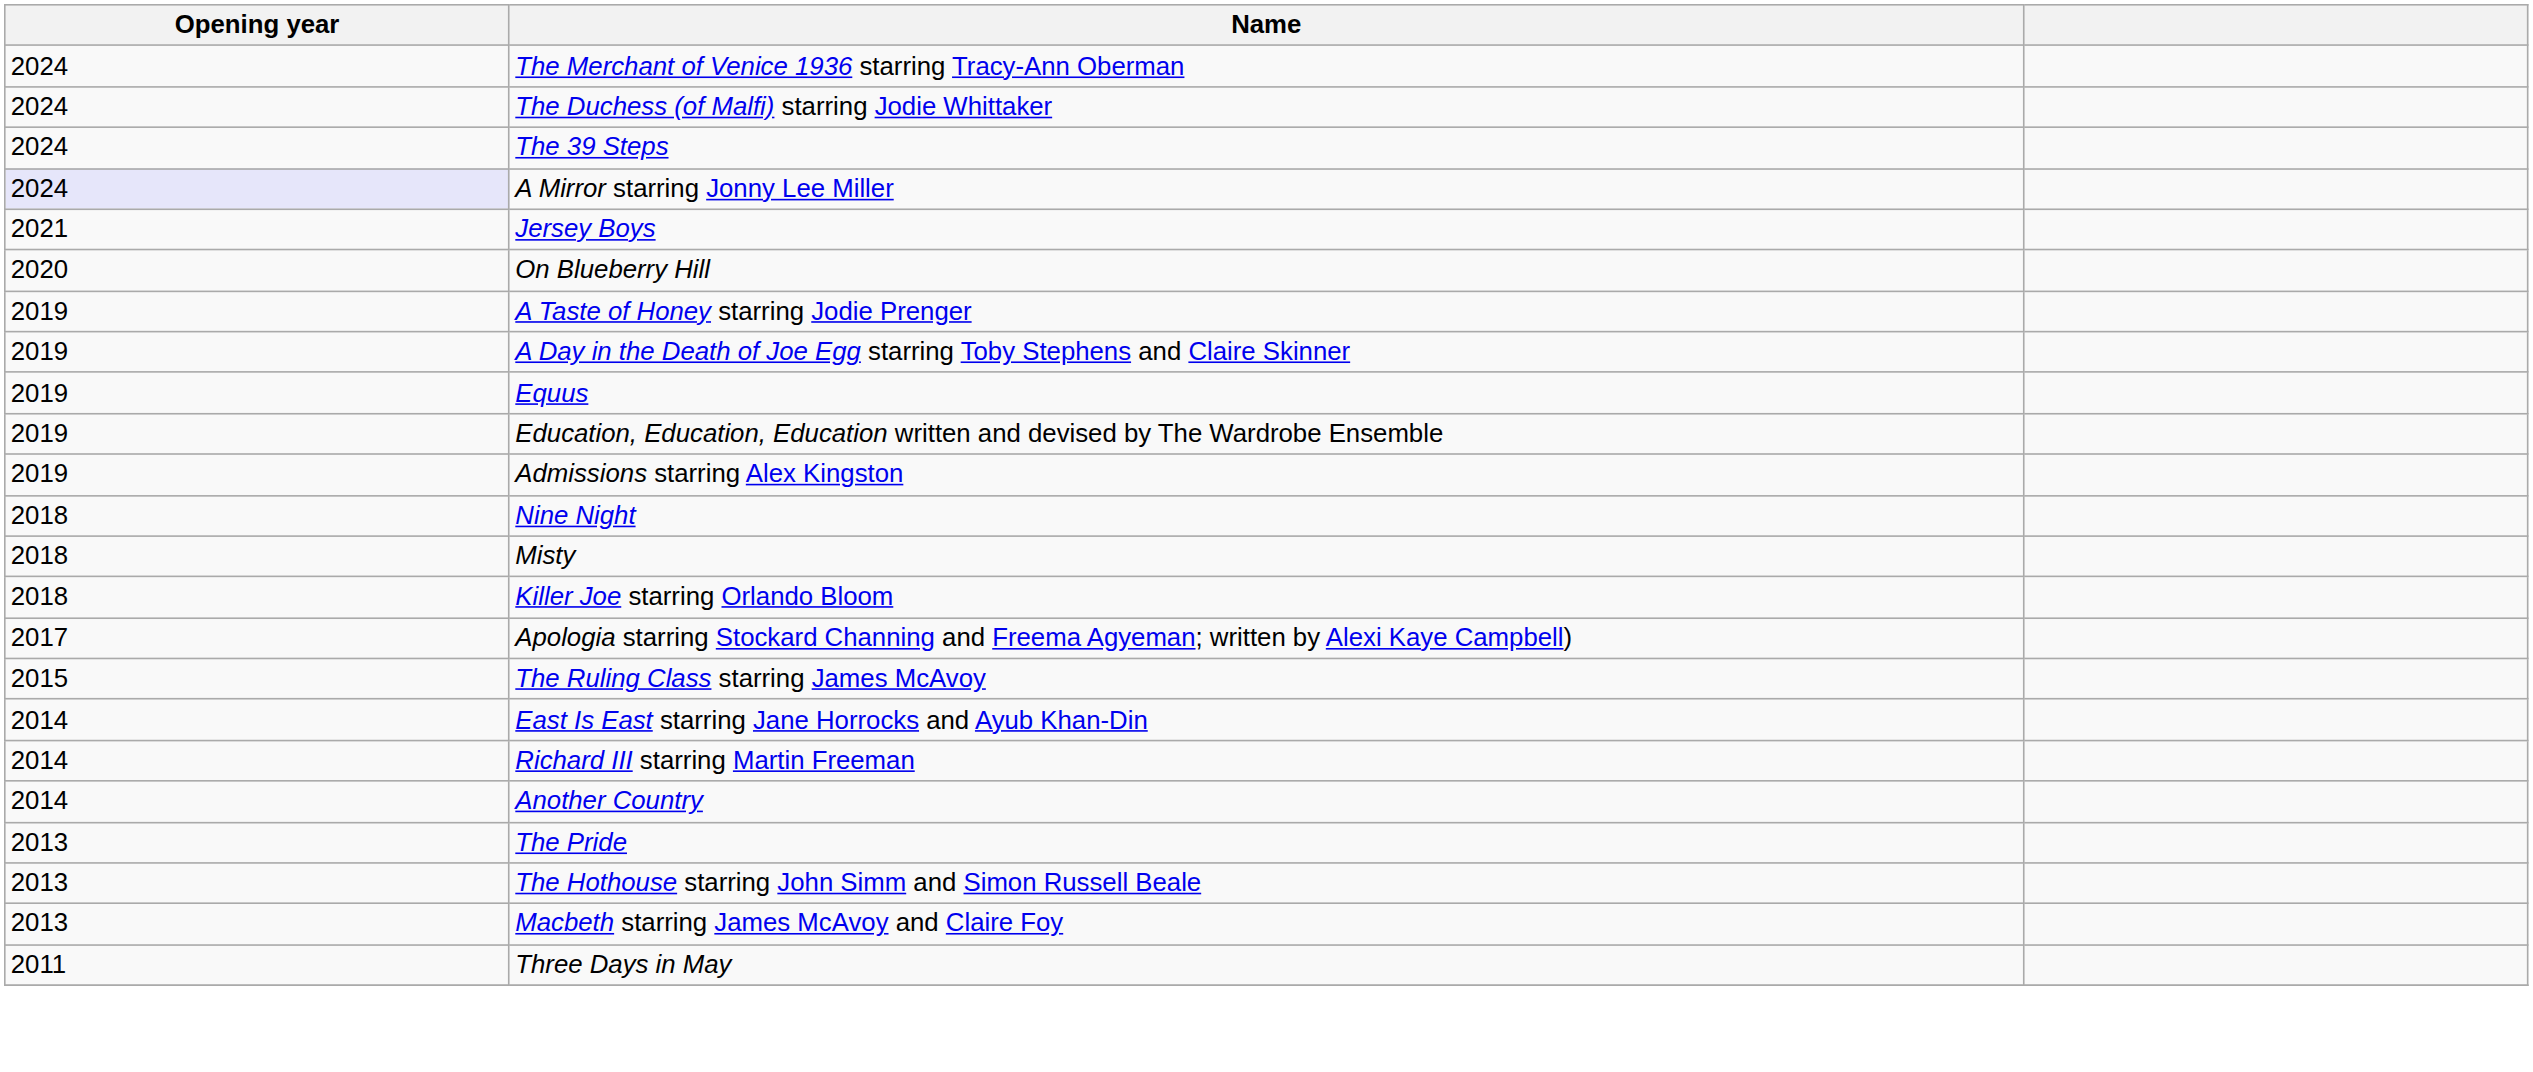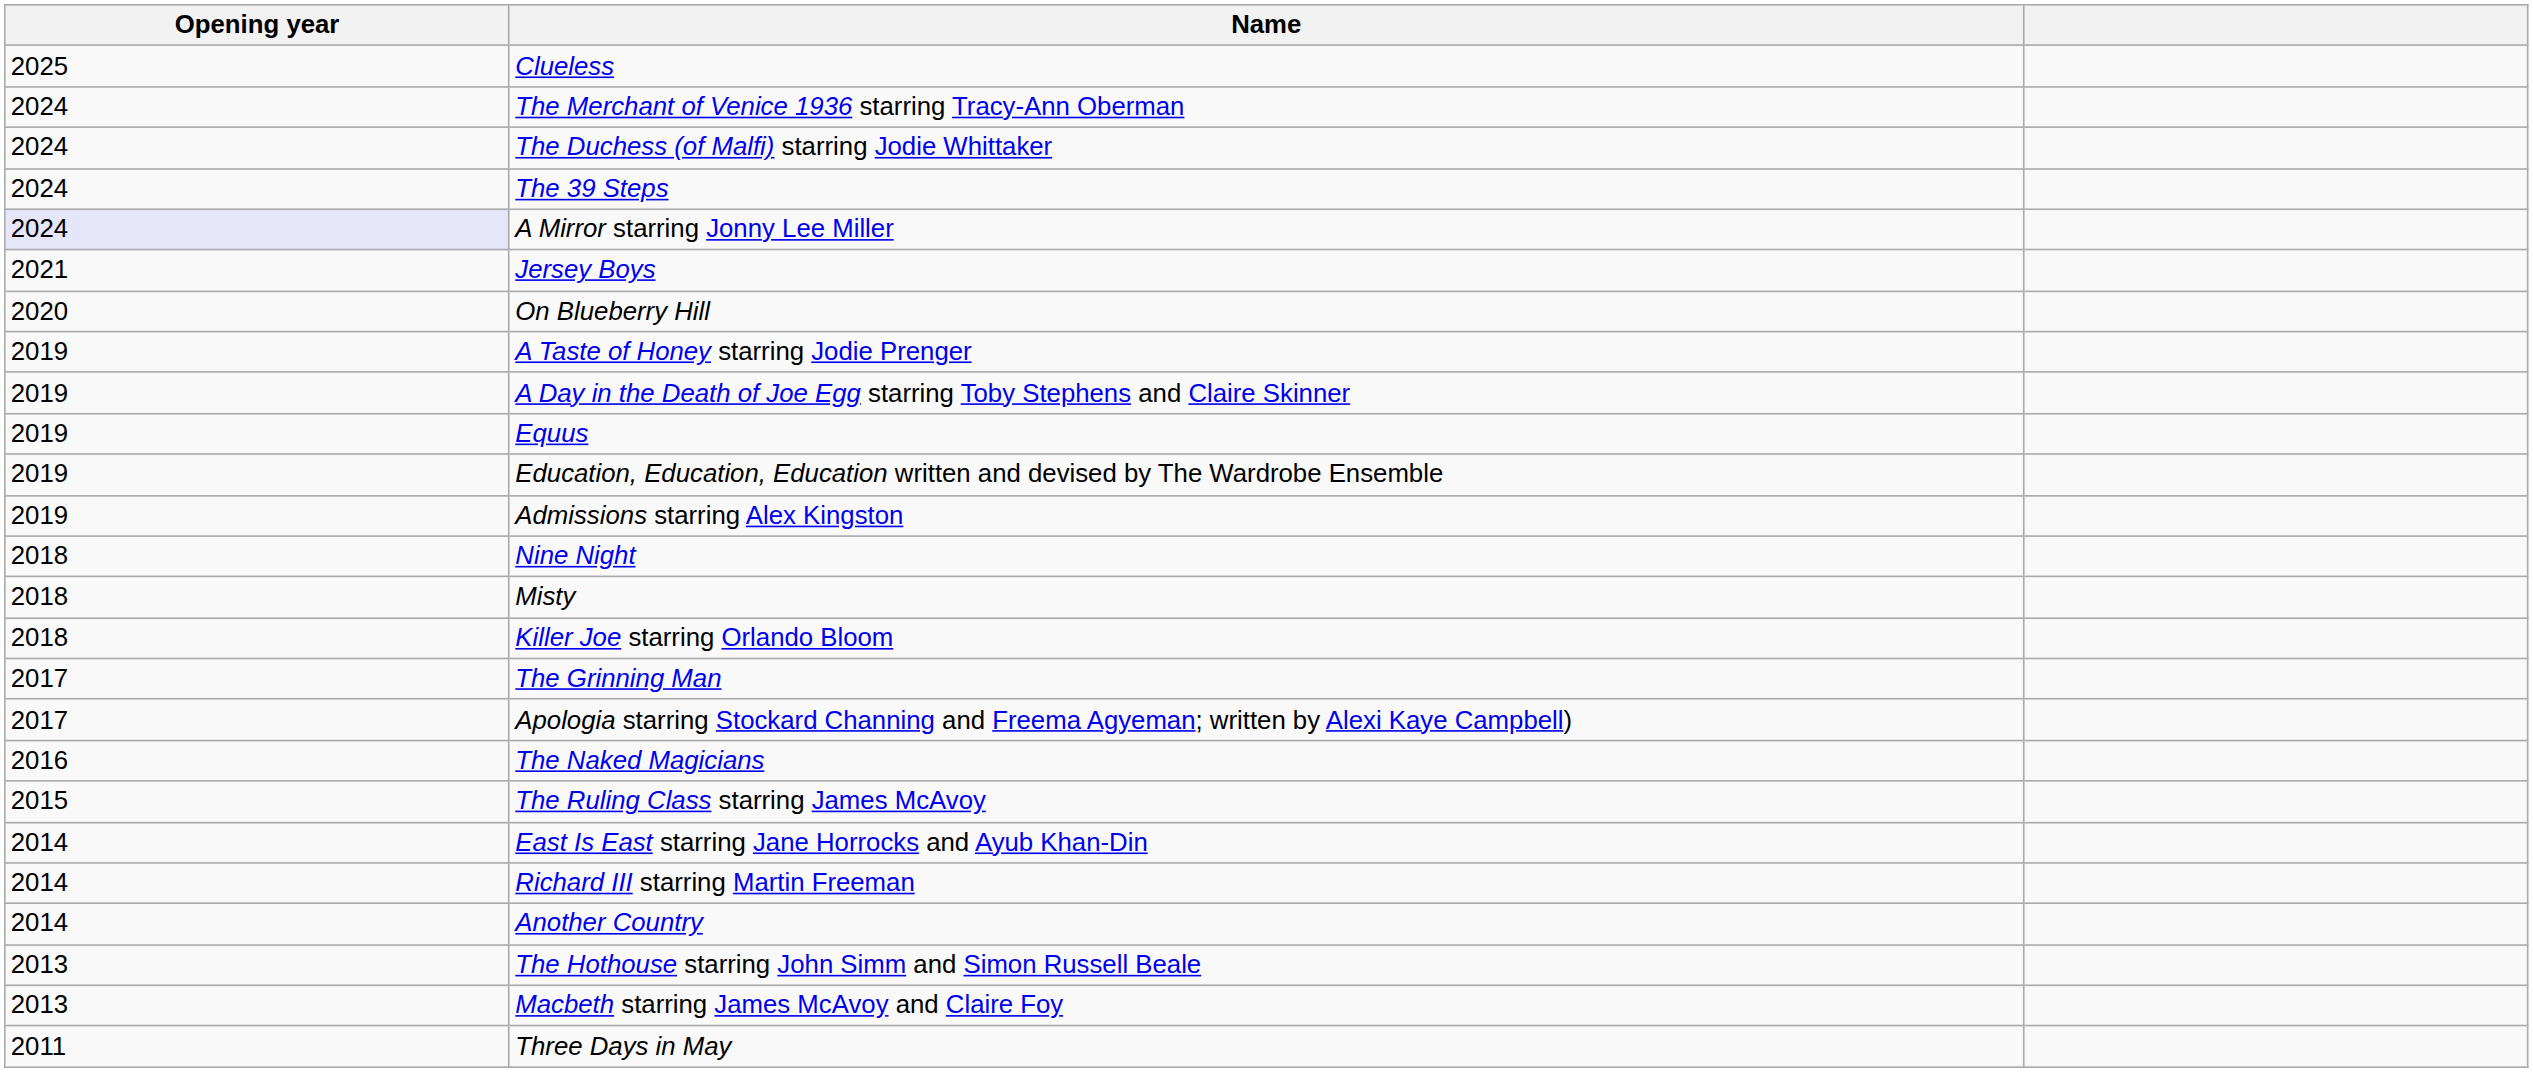+ row: (565, 65)
+ row: (618, 678)
+ row: (640, 760)
- row: (571, 842)
